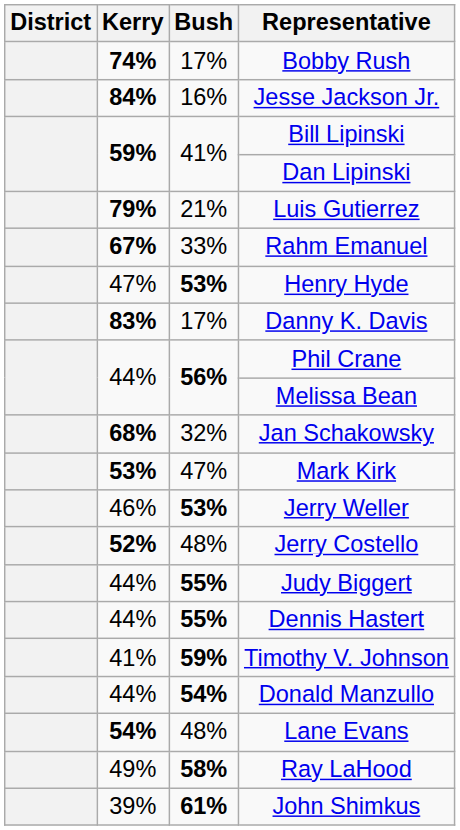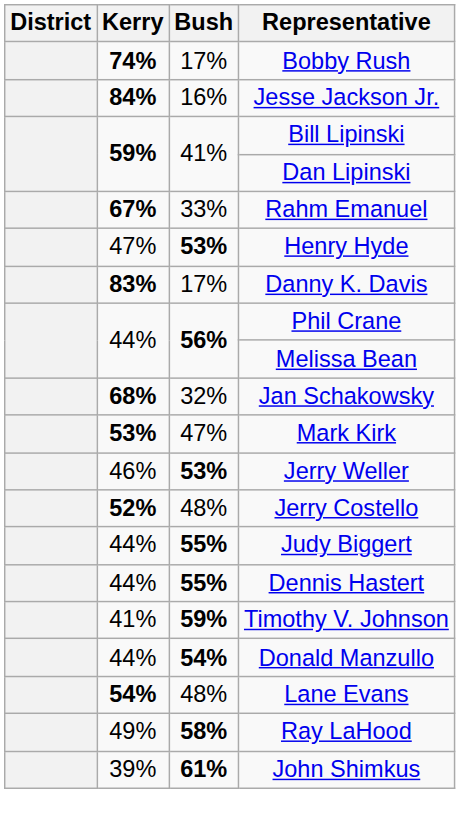- row: (346, 209)
